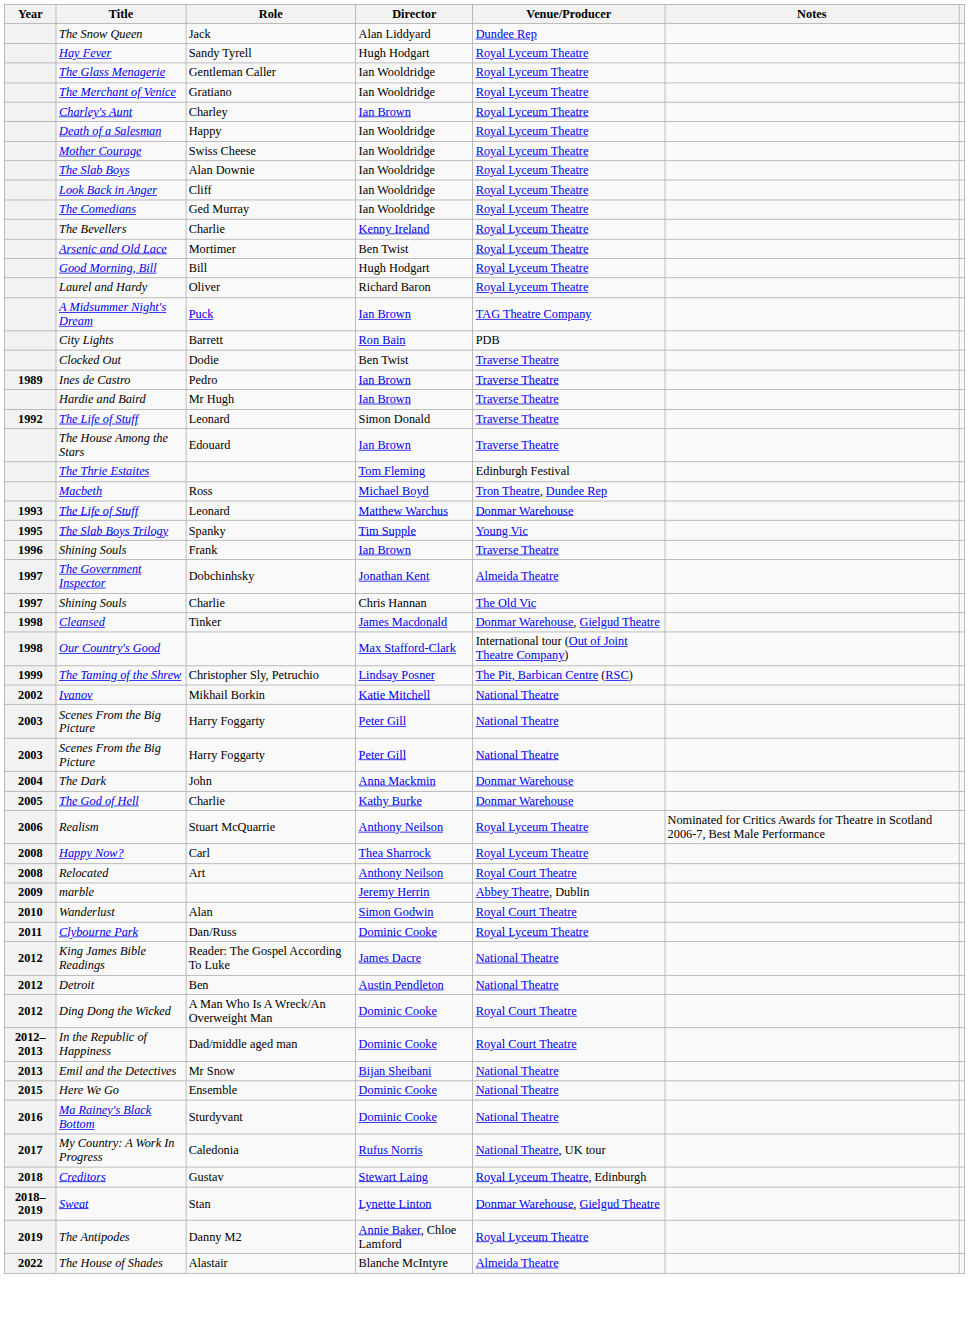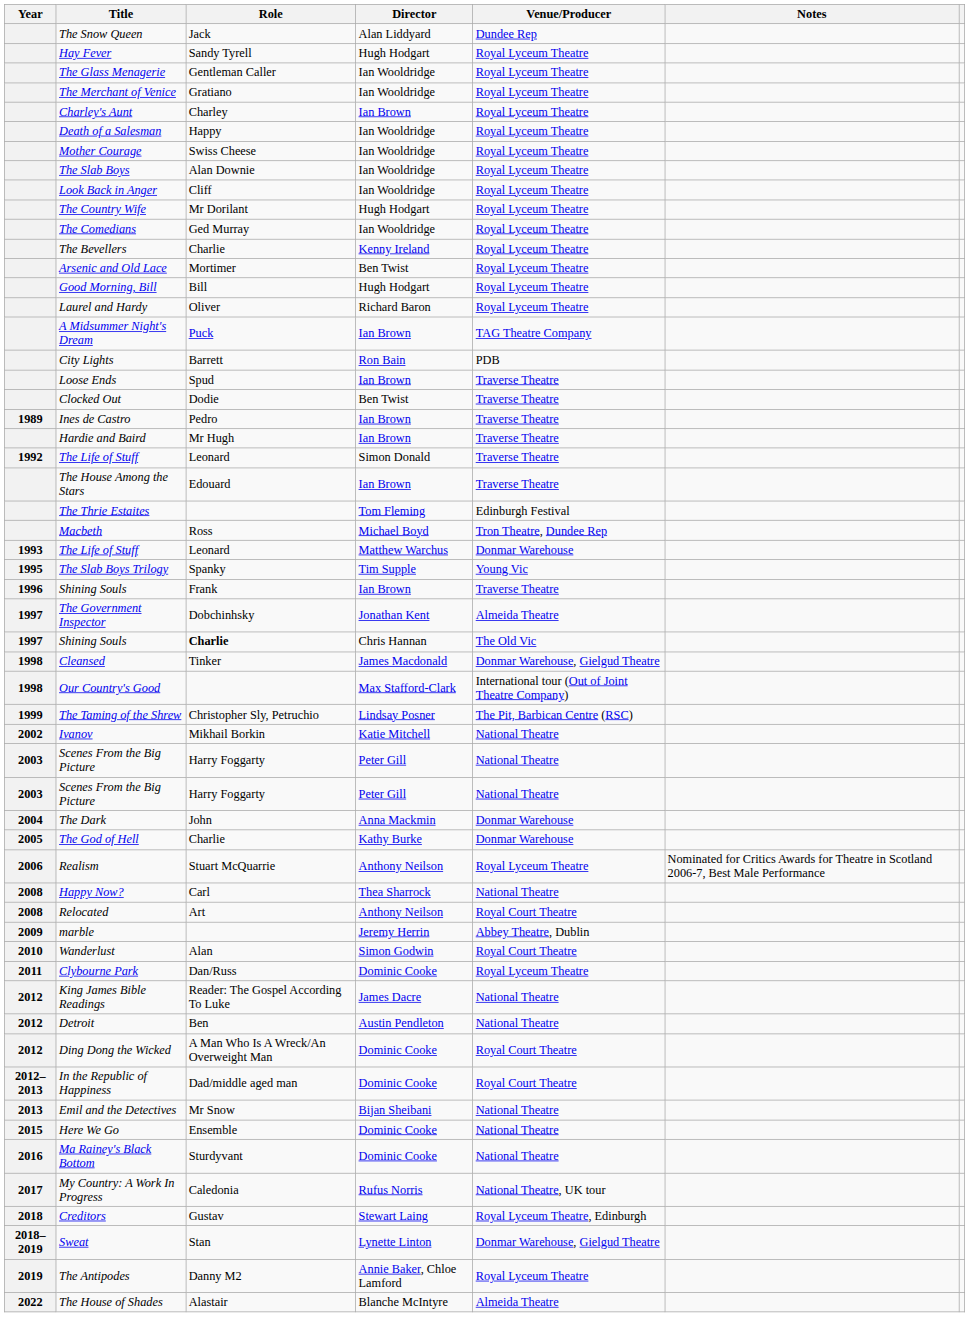+ row: (103, 209)
+ row: (88, 379)
(207, 602) normal -> (209, 642) bold
(532, 853) Royal Lyceum Theatre -> (517, 892) National Theatre
